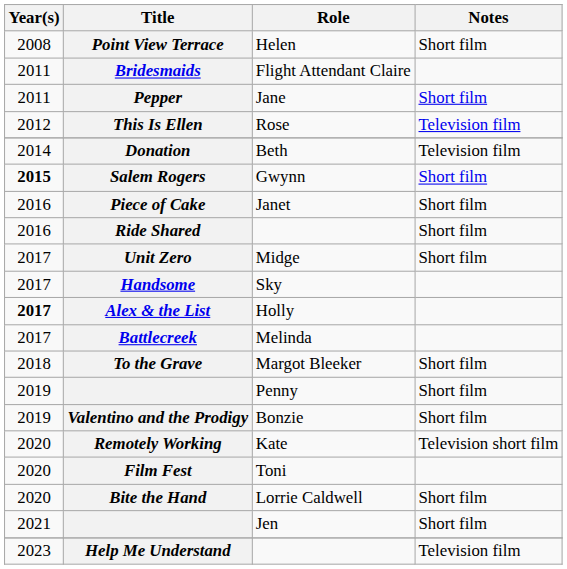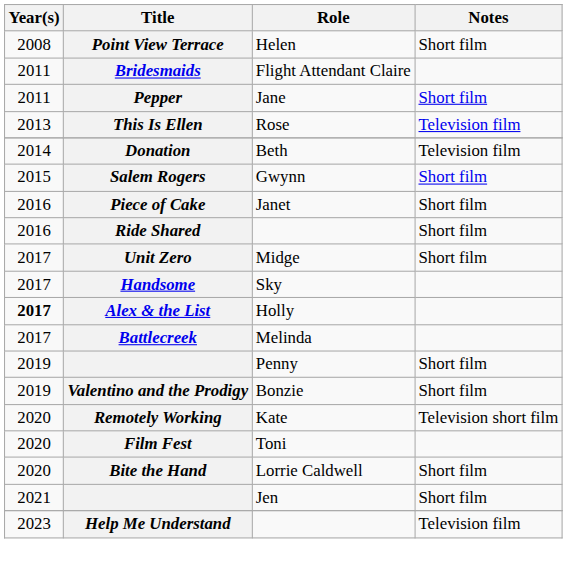(34, 124) 2012 -> (34, 124) 2013
(34, 177) bold -> (34, 177) normal
- row: (158, 364)
